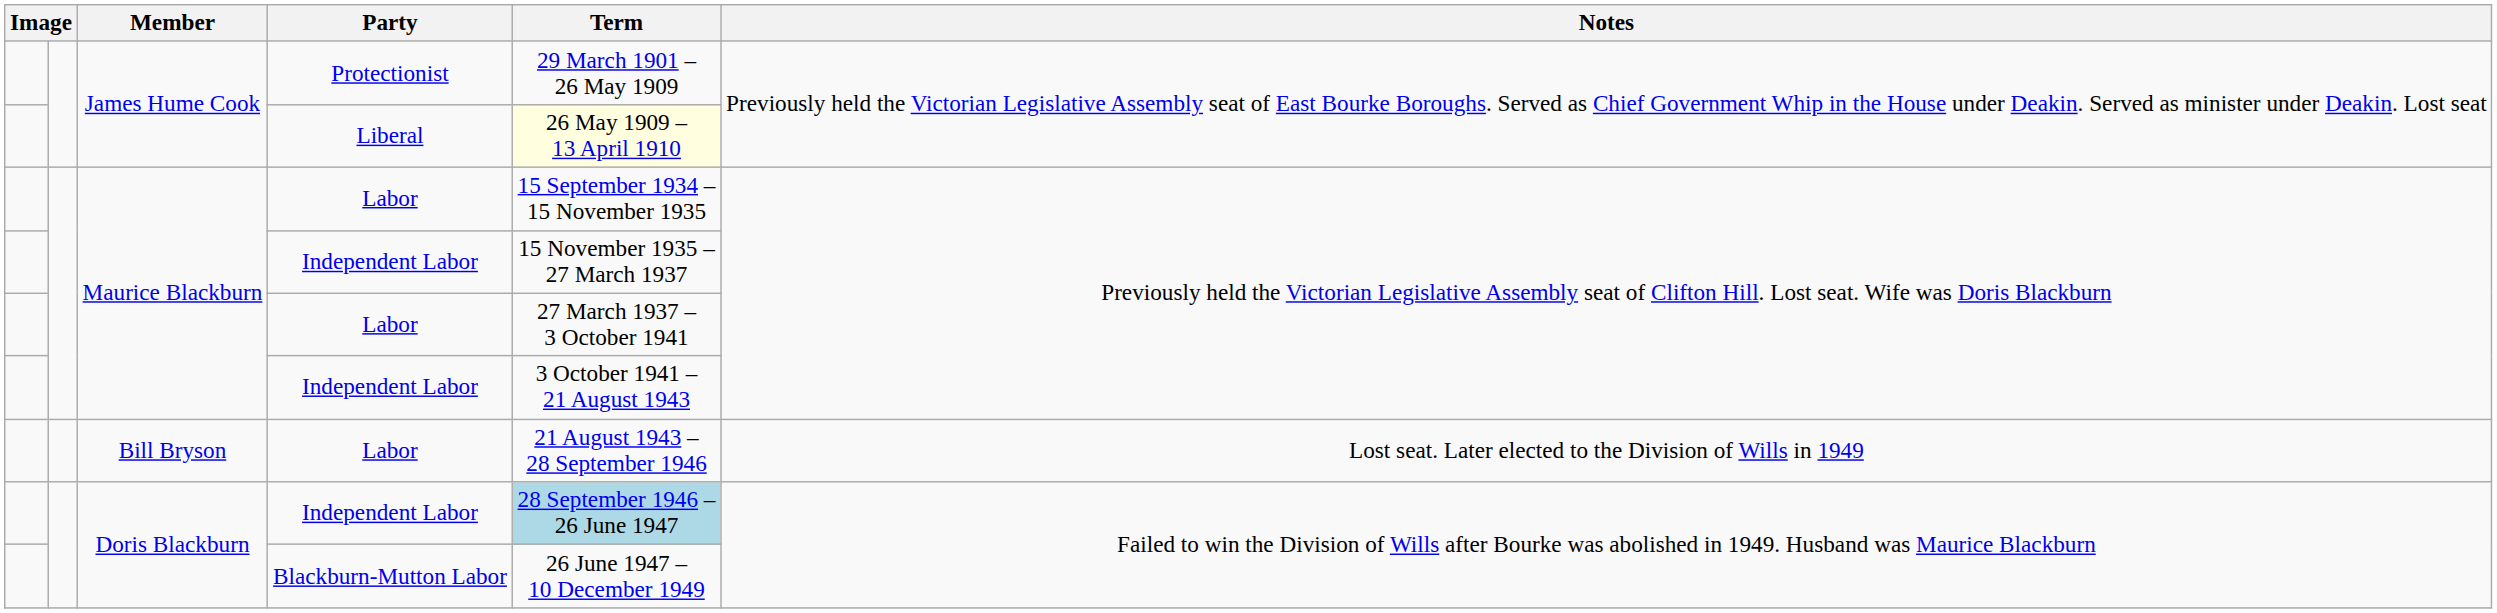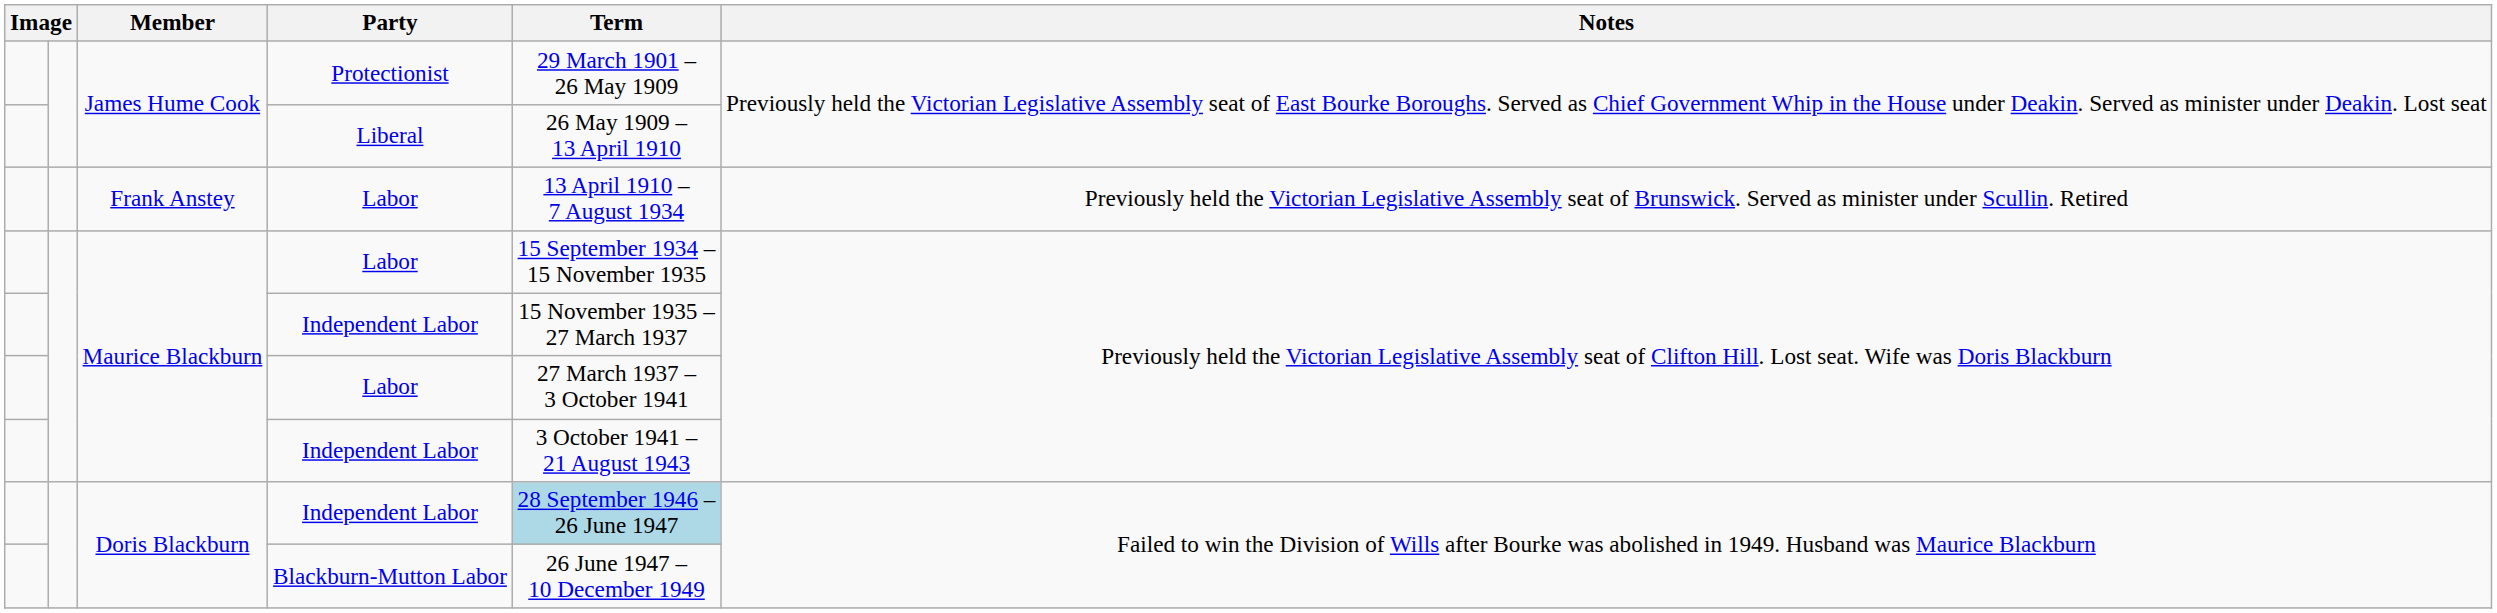(617, 135) lightyellow background -> (617, 135) no background
+ row: (172, 198)
- row: (172, 450)
